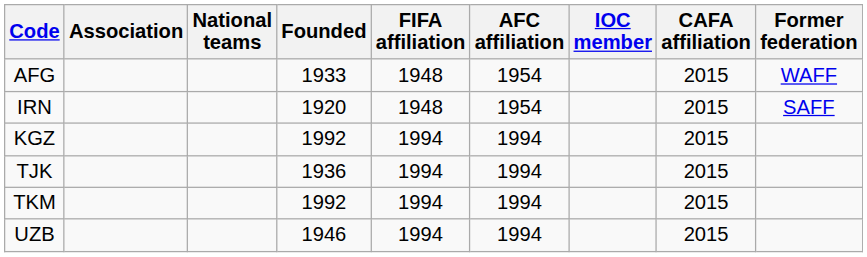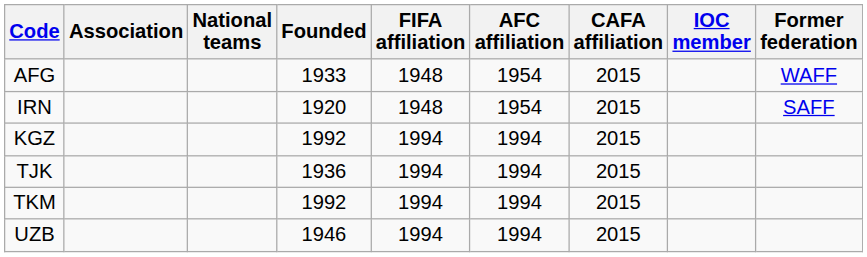columns swapped: (706, 31) <-> (613, 31)
